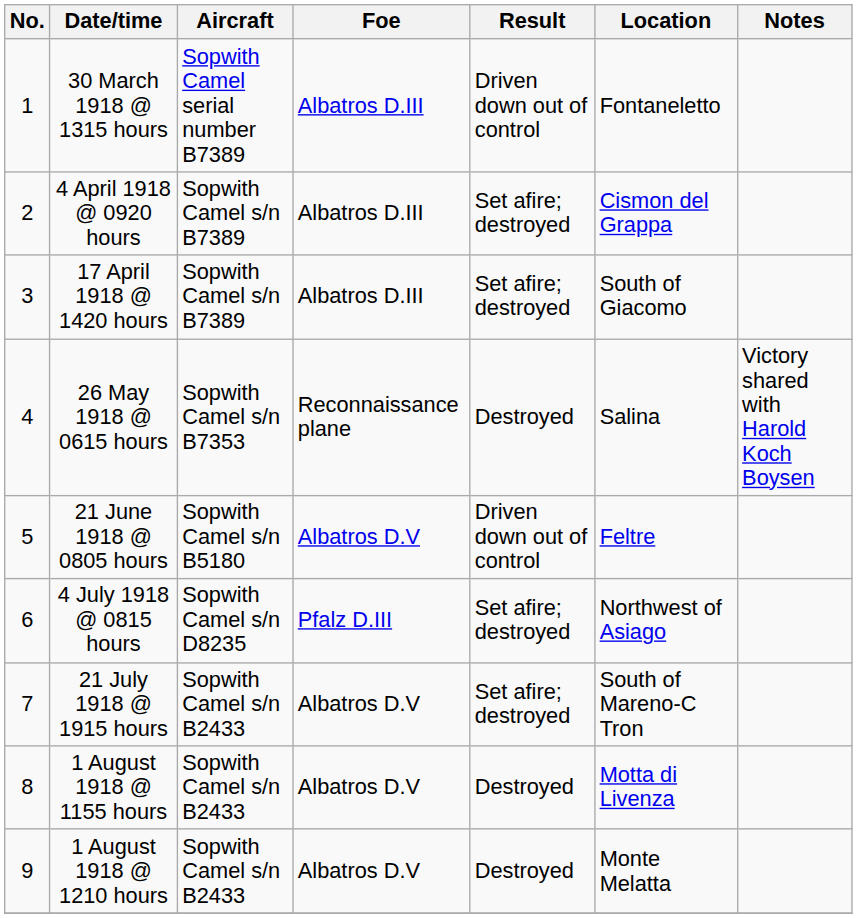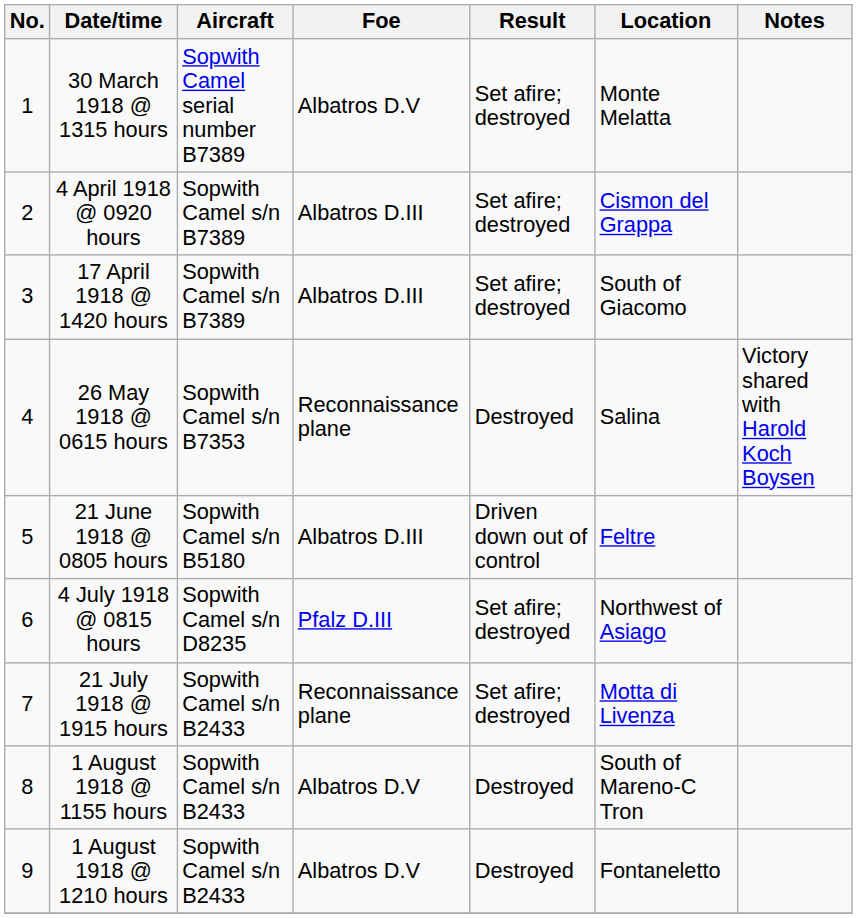(361, 105) Albatros D.III -> (359, 105) Albatros D.V
(531, 105) Driven down out of control -> (523, 105) Set afire; destroyed
(660, 105) Fontaneletto -> (635, 105) Monte Melatta
(359, 537) Albatros D.V -> (361, 537) Albatros D.III
(359, 703) Albatros D.V -> (378, 703) Reconnaissance plane
(648, 703) South of Mareno-C Tron -> (638, 703) Motta di Livenza
(638, 787) Motta di Livenza -> (648, 787) South of Mareno-C Tron
(635, 870) Monte Melatta -> (660, 870) Fontaneletto
